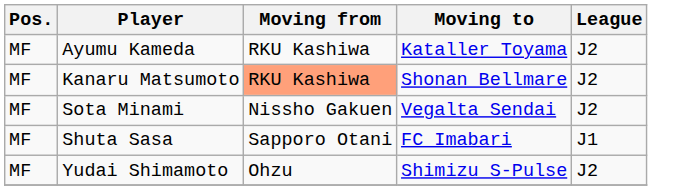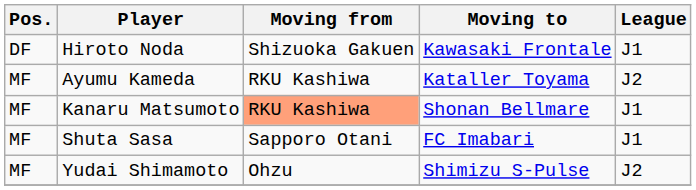+ row: (123, 50)
(587, 80) J2 -> (631, 110) J1
- row: (123, 110)
